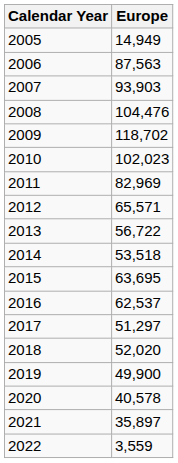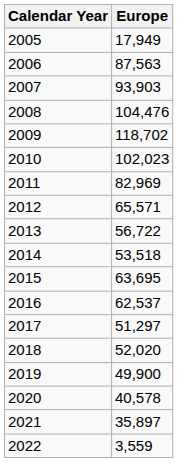(138, 40) 14,949 -> (138, 40) 17,949
